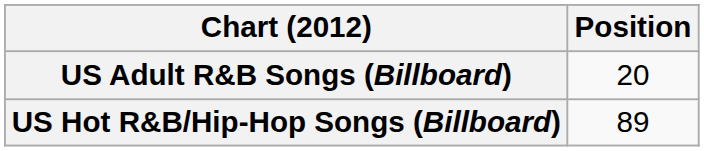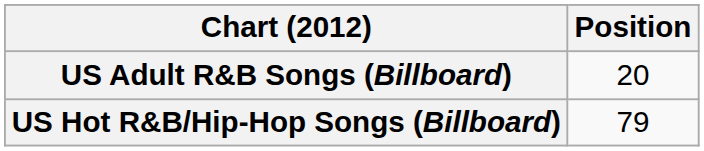(633, 121) 89 -> (633, 121) 79
